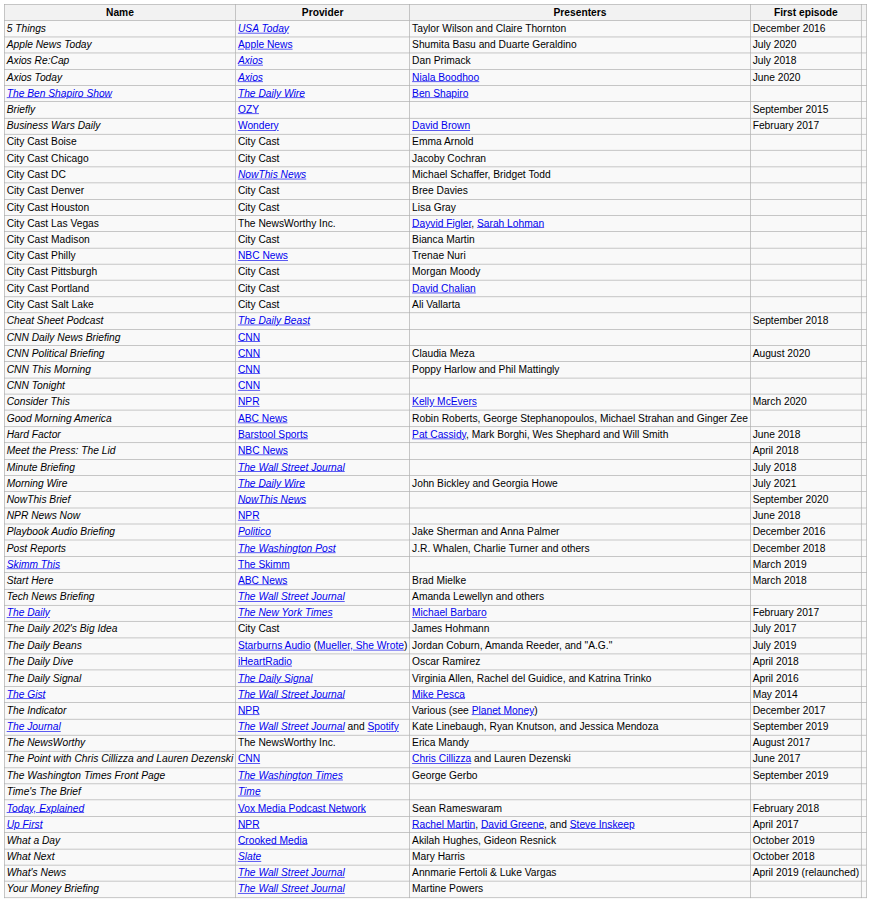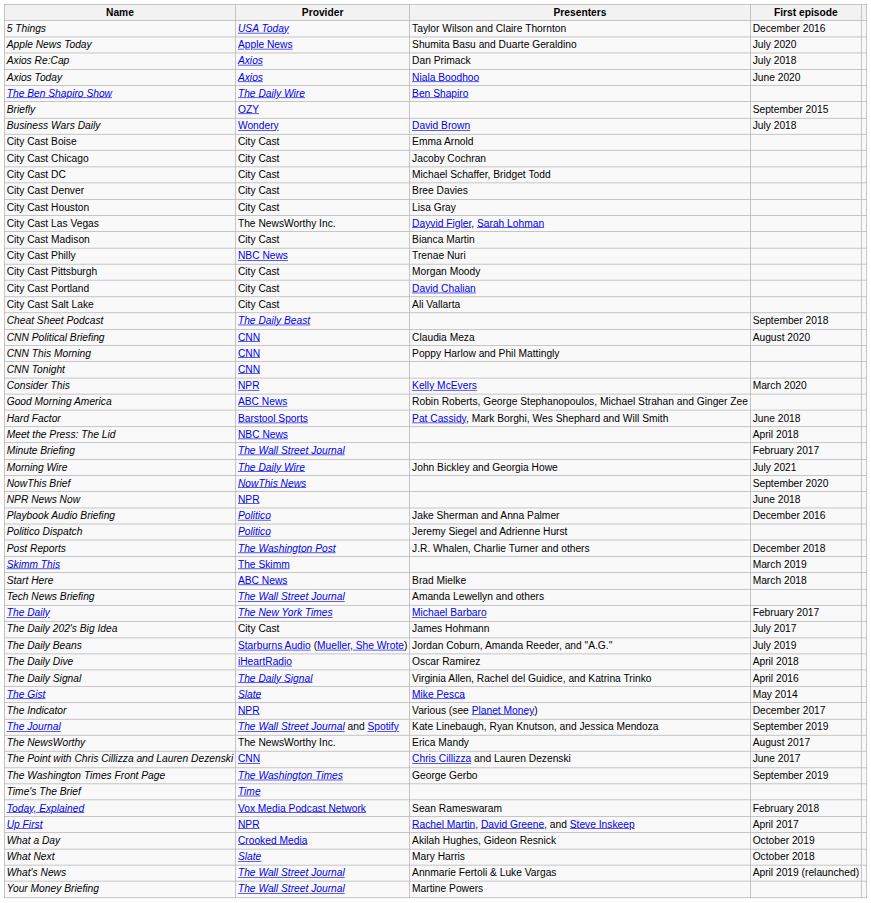(786, 126) February 2017 -> (775, 126) July 2018
(272, 175) NowThis News -> (259, 175) City Cast
- row: (64, 337)
(775, 467) July 2018 -> (786, 451) February 2017
+ row: (45, 532)
(291, 694) The Wall Street Journal -> (250, 694) Slate
